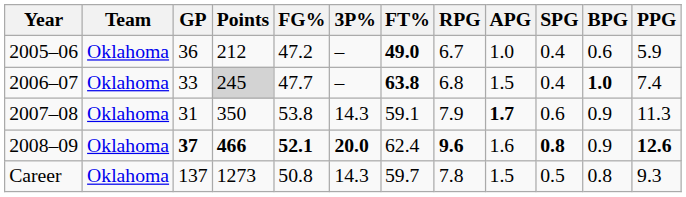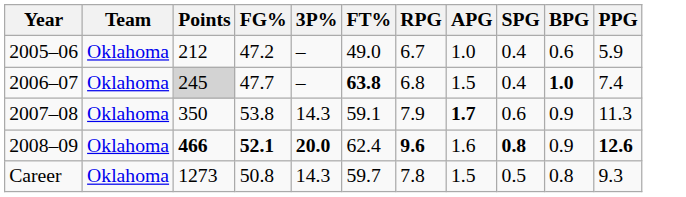- column: (193, 20)
(402, 51) bold -> (364, 51) normal
